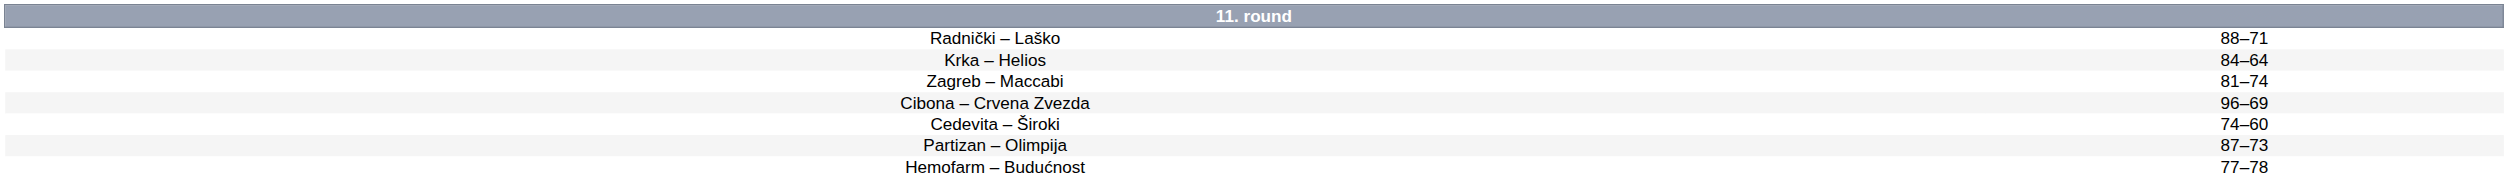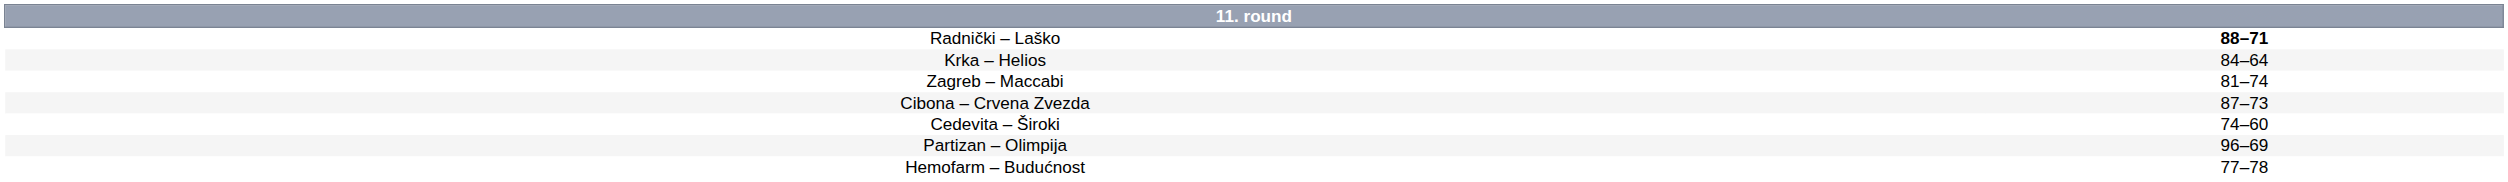(2244, 39) normal -> (2244, 39) bold
(2244, 103) 96–69 -> (2244, 103) 87–73
(2244, 146) 87–73 -> (2244, 146) 96–69
